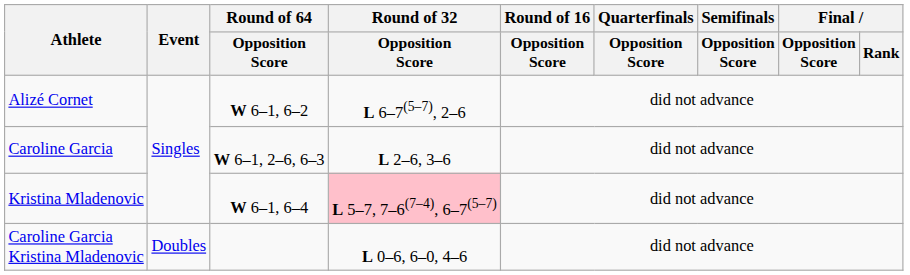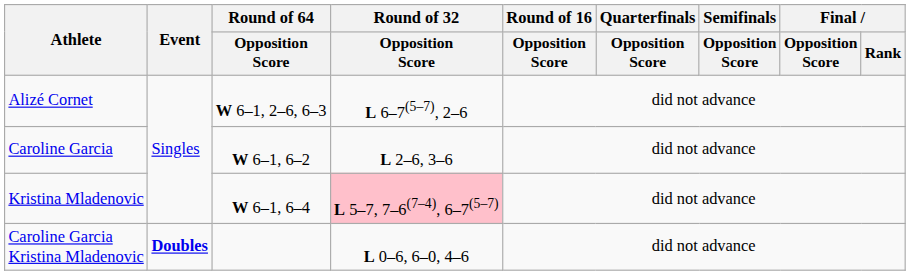(269, 110) W 6–1, 6–2 -> (271, 110) W 6–1, 2–6, 6–3
(269, 159) W 6–1, 2–6, 6–3 -> (271, 159) W 6–1, 6–2
(179, 247) normal -> (180, 247) bold
